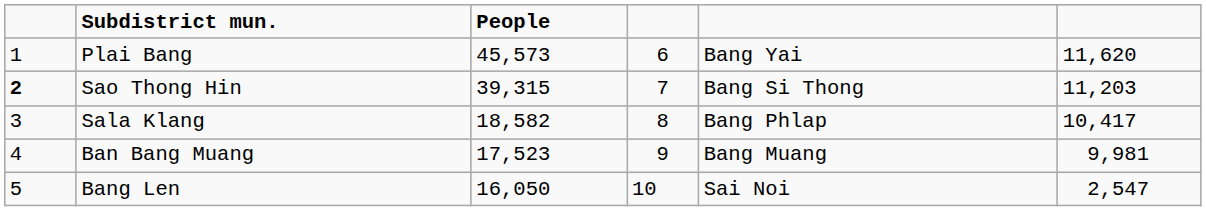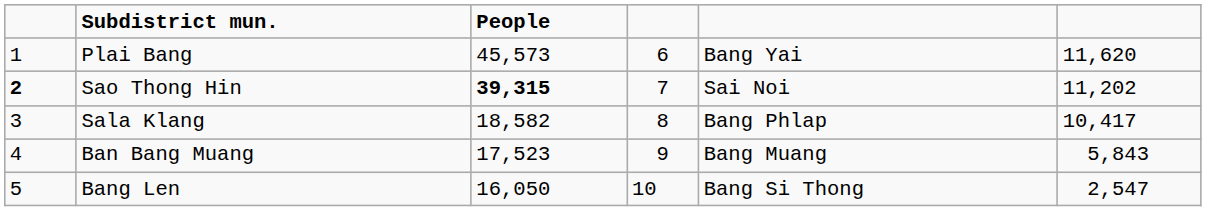(513, 88) normal -> (513, 88) bold
(784, 88) Bang Si Thong -> (747, 88) Sai Noi
(1100, 88) 11,203 -> (1100, 88) 11,202
(1106, 155) 9,981 -> (1106, 155) 5,843
(747, 189) Sai Noi -> (784, 189) Bang Si Thong
